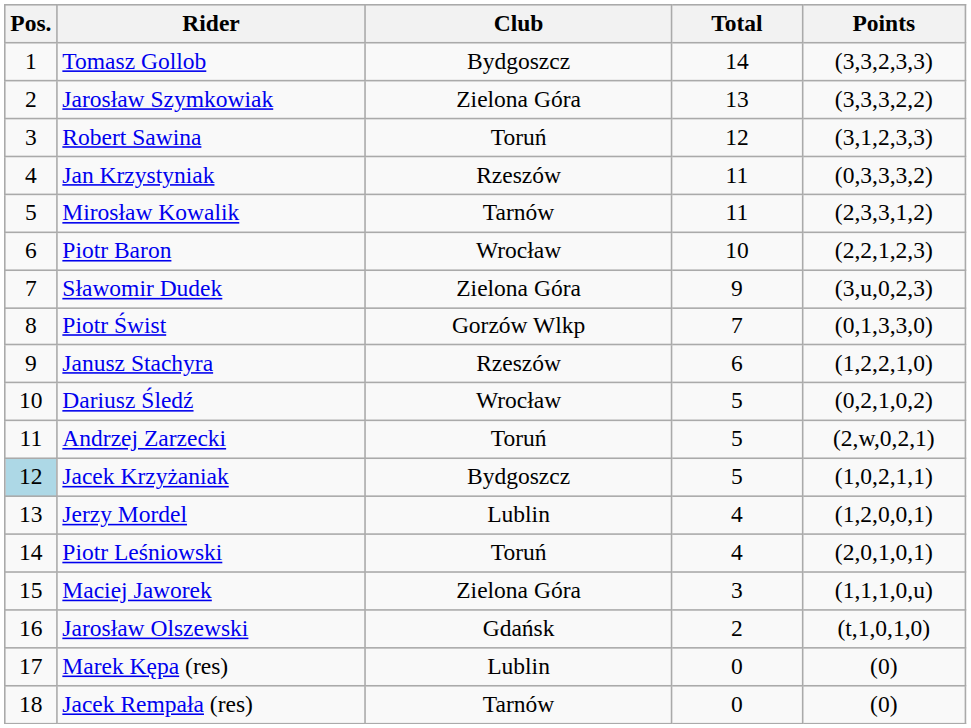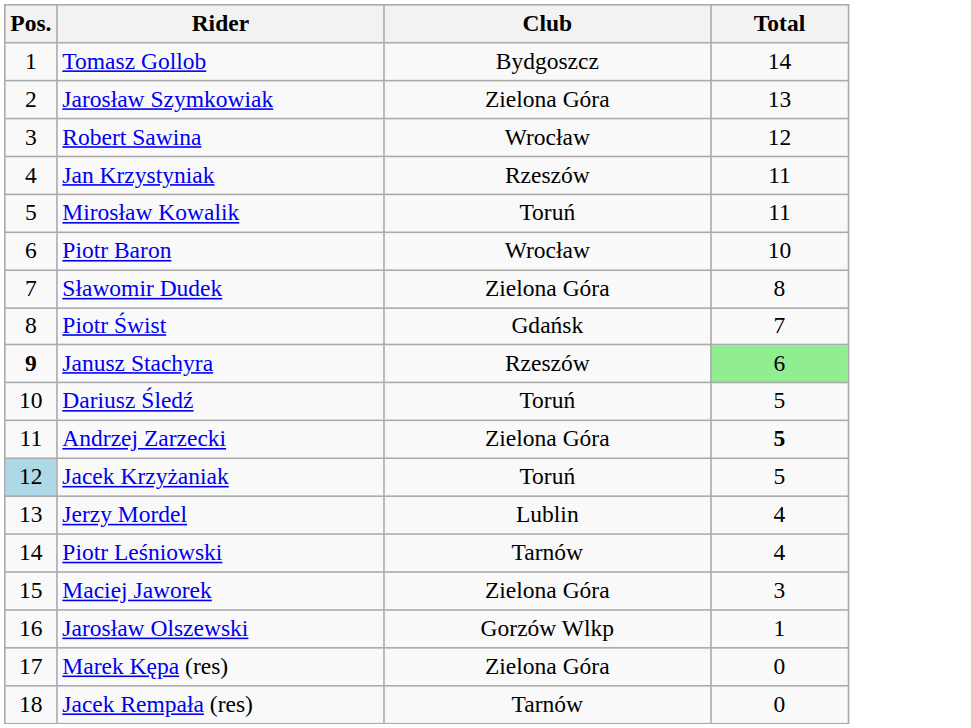- column: (884, 23)
(519, 136) Toruń -> (547, 136) Wrocław
(519, 212) Tarnów -> (547, 212) Toruń
(737, 288) 9 -> (779, 288) 8
(519, 325) Gorzów Wlkp -> (547, 325) Gdańsk
(31, 363) normal -> (31, 363) bold
(737, 363) no background -> (779, 363) lightgreen background
(519, 401) Wrocław -> (547, 401) Toruń
(519, 439) Toruń -> (547, 439) Zielona Góra
(737, 439) normal -> (779, 439) bold
(519, 477) Bydgoszcz -> (547, 477) Toruń
(519, 552) Toruń -> (547, 552) Tarnów
(519, 628) Gdańsk -> (547, 628) Gorzów Wlkp
(737, 628) 2 -> (779, 628) 1
(519, 666) Lublin -> (547, 666) Zielona Góra
